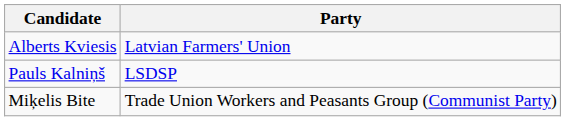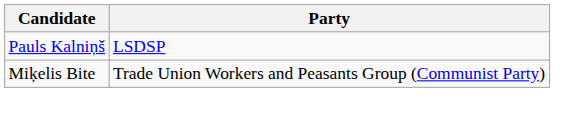- row: (63, 45)
